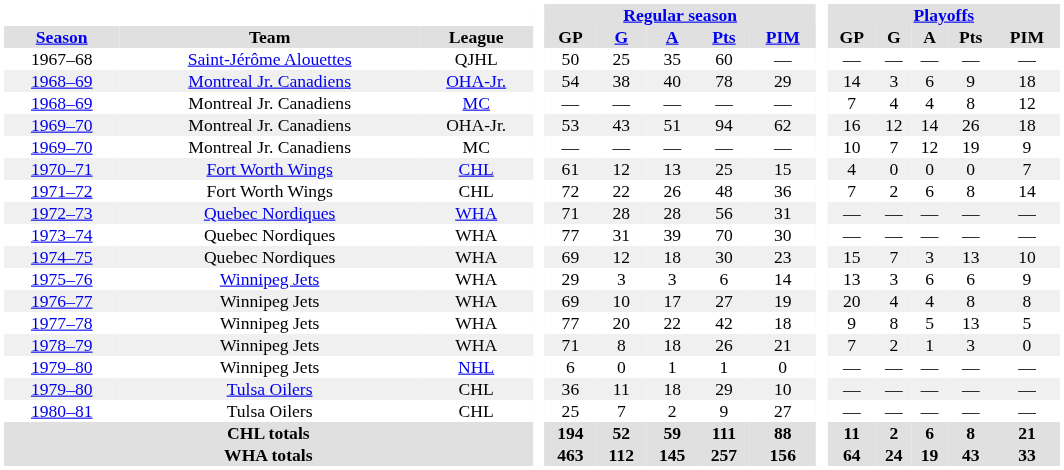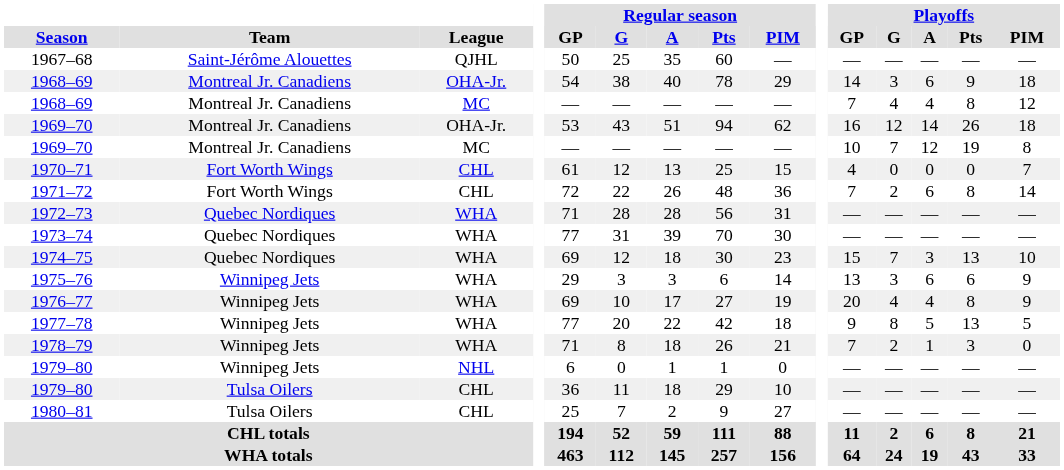(1027, 146) 9 -> (1027, 146) 8
(1027, 300) 8 -> (1027, 300) 9
